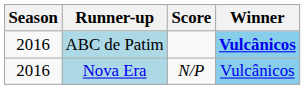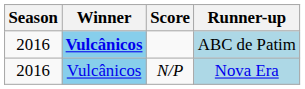columns swapped: (257, 17) <-> (115, 17)
